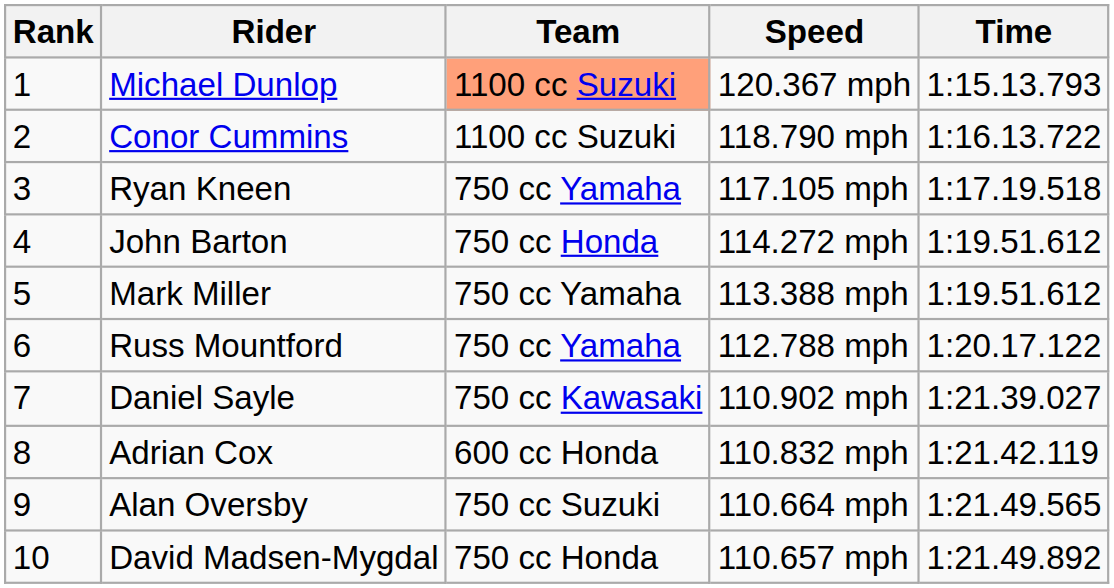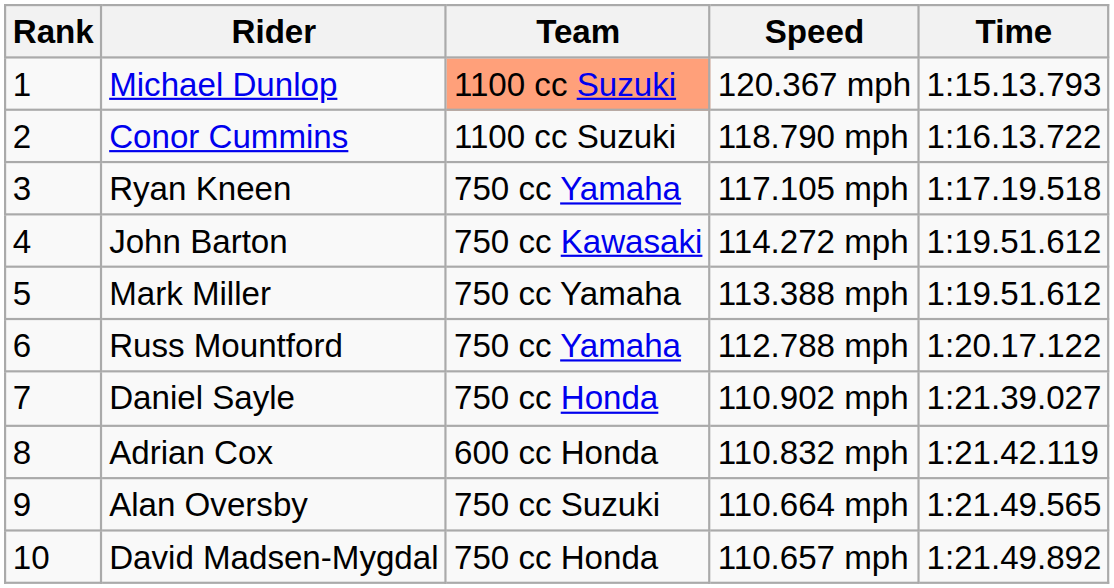(556, 241) 750 cc Honda -> (578, 241) 750 cc Kawasaki
(578, 399) 750 cc Kawasaki -> (556, 399) 750 cc Honda
